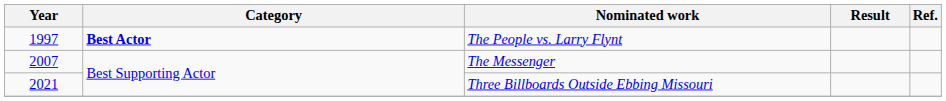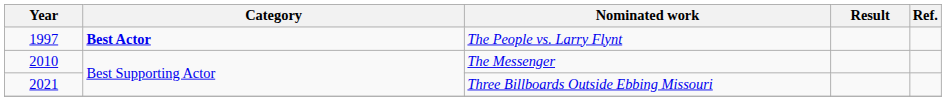(44, 61) 2007 -> (44, 61) 2010
